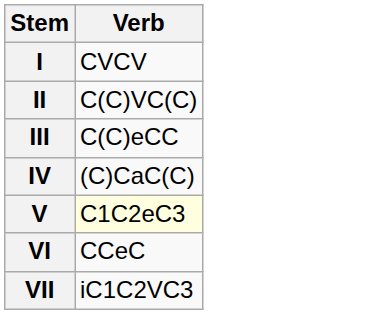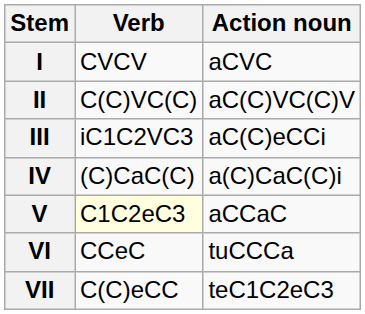+ column: (282, 23)
(129, 137) C(C)eCC -> (137, 137) iC1C2VC3
(137, 289) iC1C2VC3 -> (129, 289) C(C)eCC
